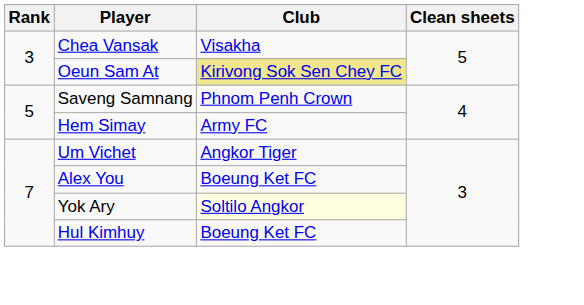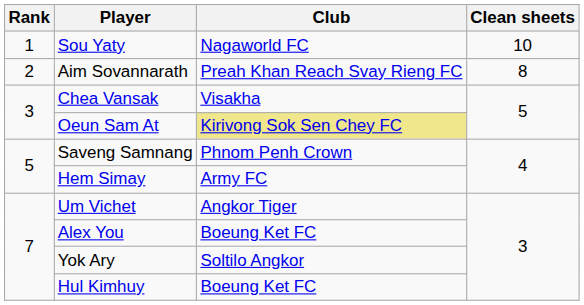+ row: (91, 44)
+ row: (123, 71)
(252, 206) lightyellow background -> (252, 260) no background
